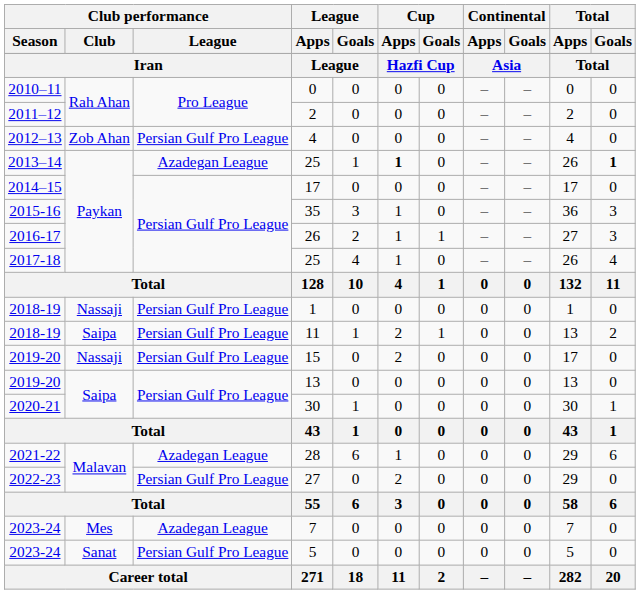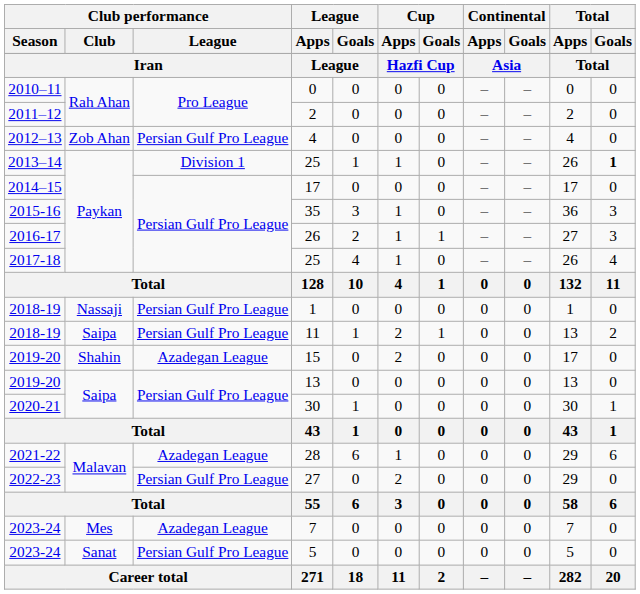(213, 162) Azadegan League -> (213, 162) Division 1
(398, 162) bold -> (398, 162) normal
(99, 357) Nassaji -> (99, 357) Shahin
(213, 357) Persian Gulf Pro League -> (213, 357) Azadegan League
